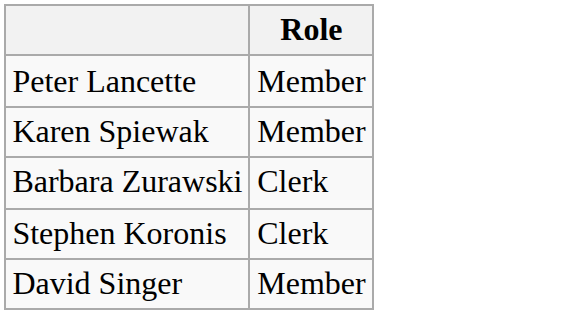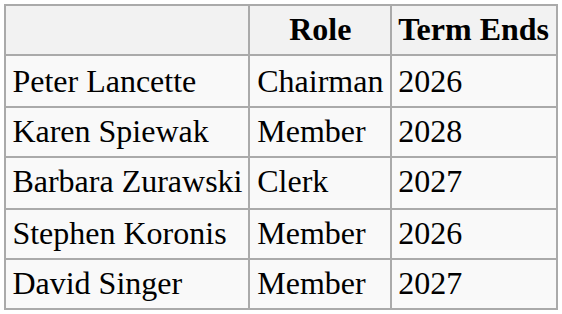+ column: (474, 29)
(311, 80) Member -> (320, 80) Chairman
(293, 232) Clerk -> (311, 232) Member
